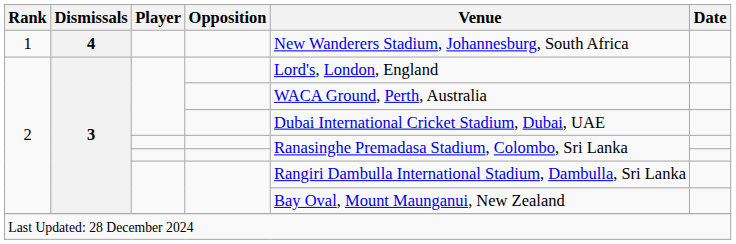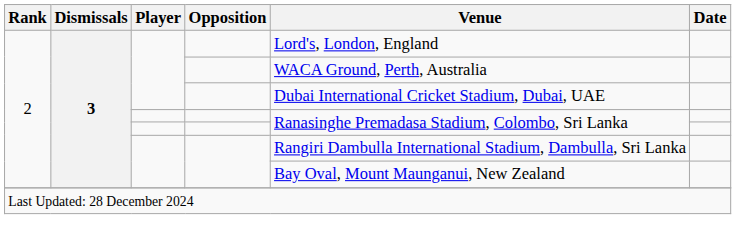- row: (28, 43)
